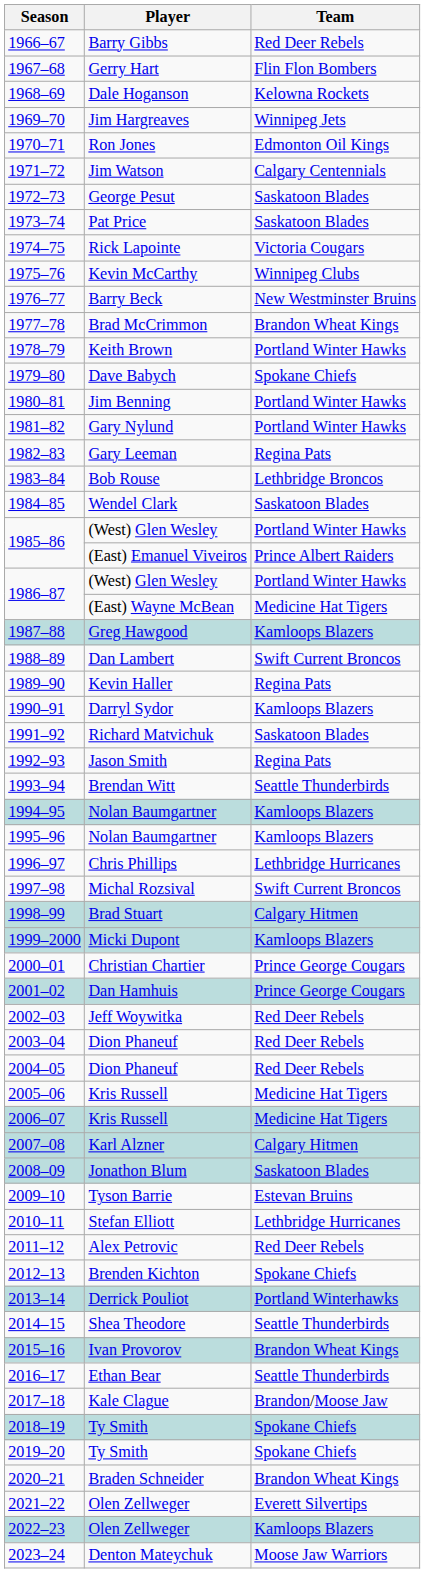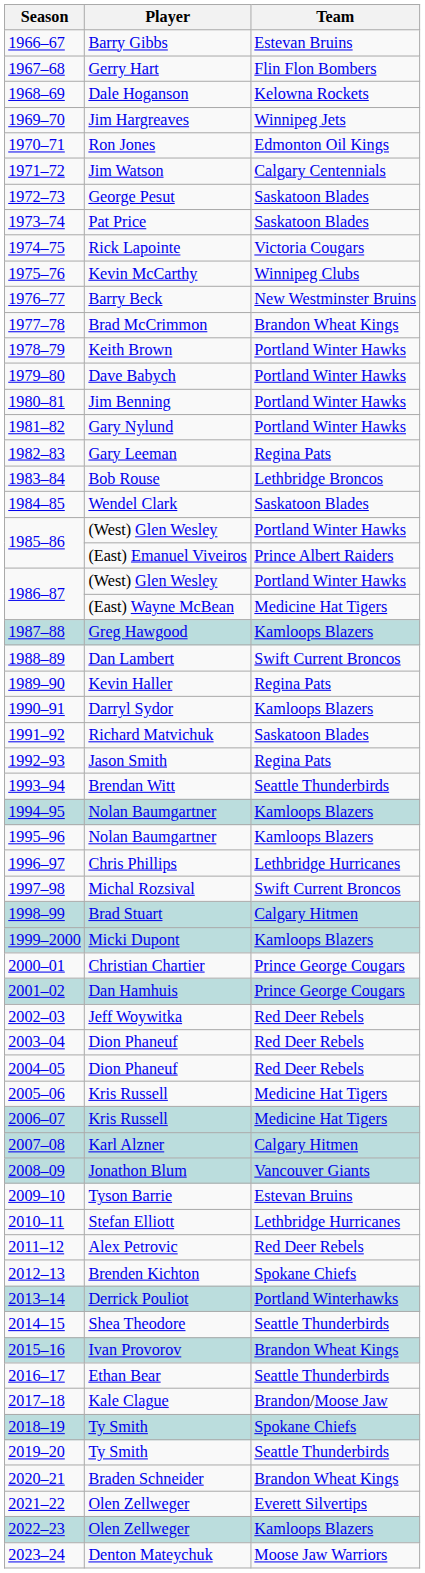(309, 42) Red Deer Rebels -> (303, 42) Estevan Bruins
(305, 376) Spokane Chiefs -> (330, 376) Portland Winter Hawks
(312, 1170) Saskatoon Blades -> (312, 1170) Vancouver Giants
(305, 1452) Spokane Chiefs -> (322, 1452) Seattle Thunderbirds
